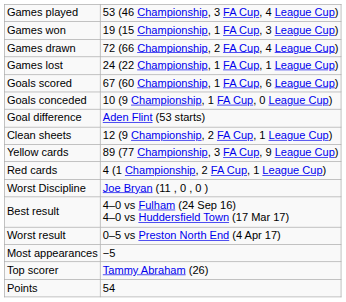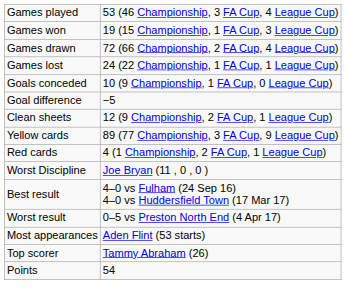- row: (39, 83)
(154, 118) Aden Flint (53 starts) -> (109, 100) −5
(109, 253) −5 -> (154, 235) Aden Flint (53 starts)
